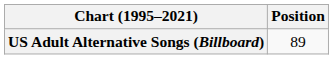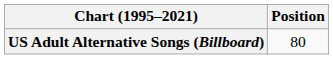(298, 41) 89 -> (298, 41) 80
